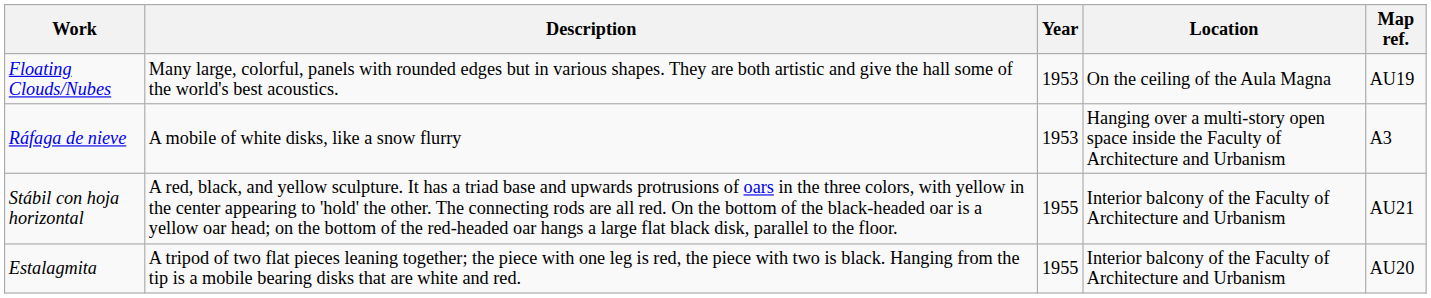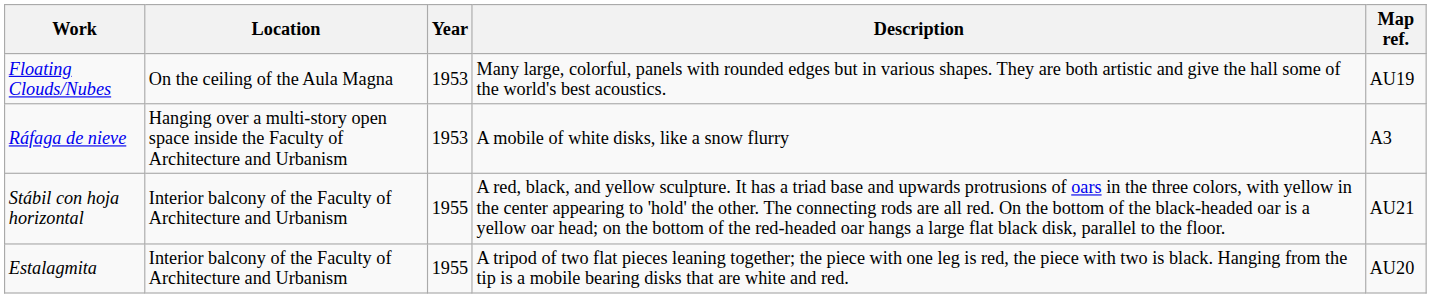columns swapped: (591, 29) <-> (1224, 29)
